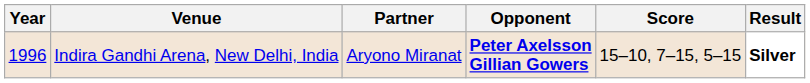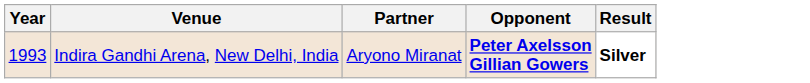- column: (670, 18)
(27, 55) 1996 -> (27, 55) 1993
